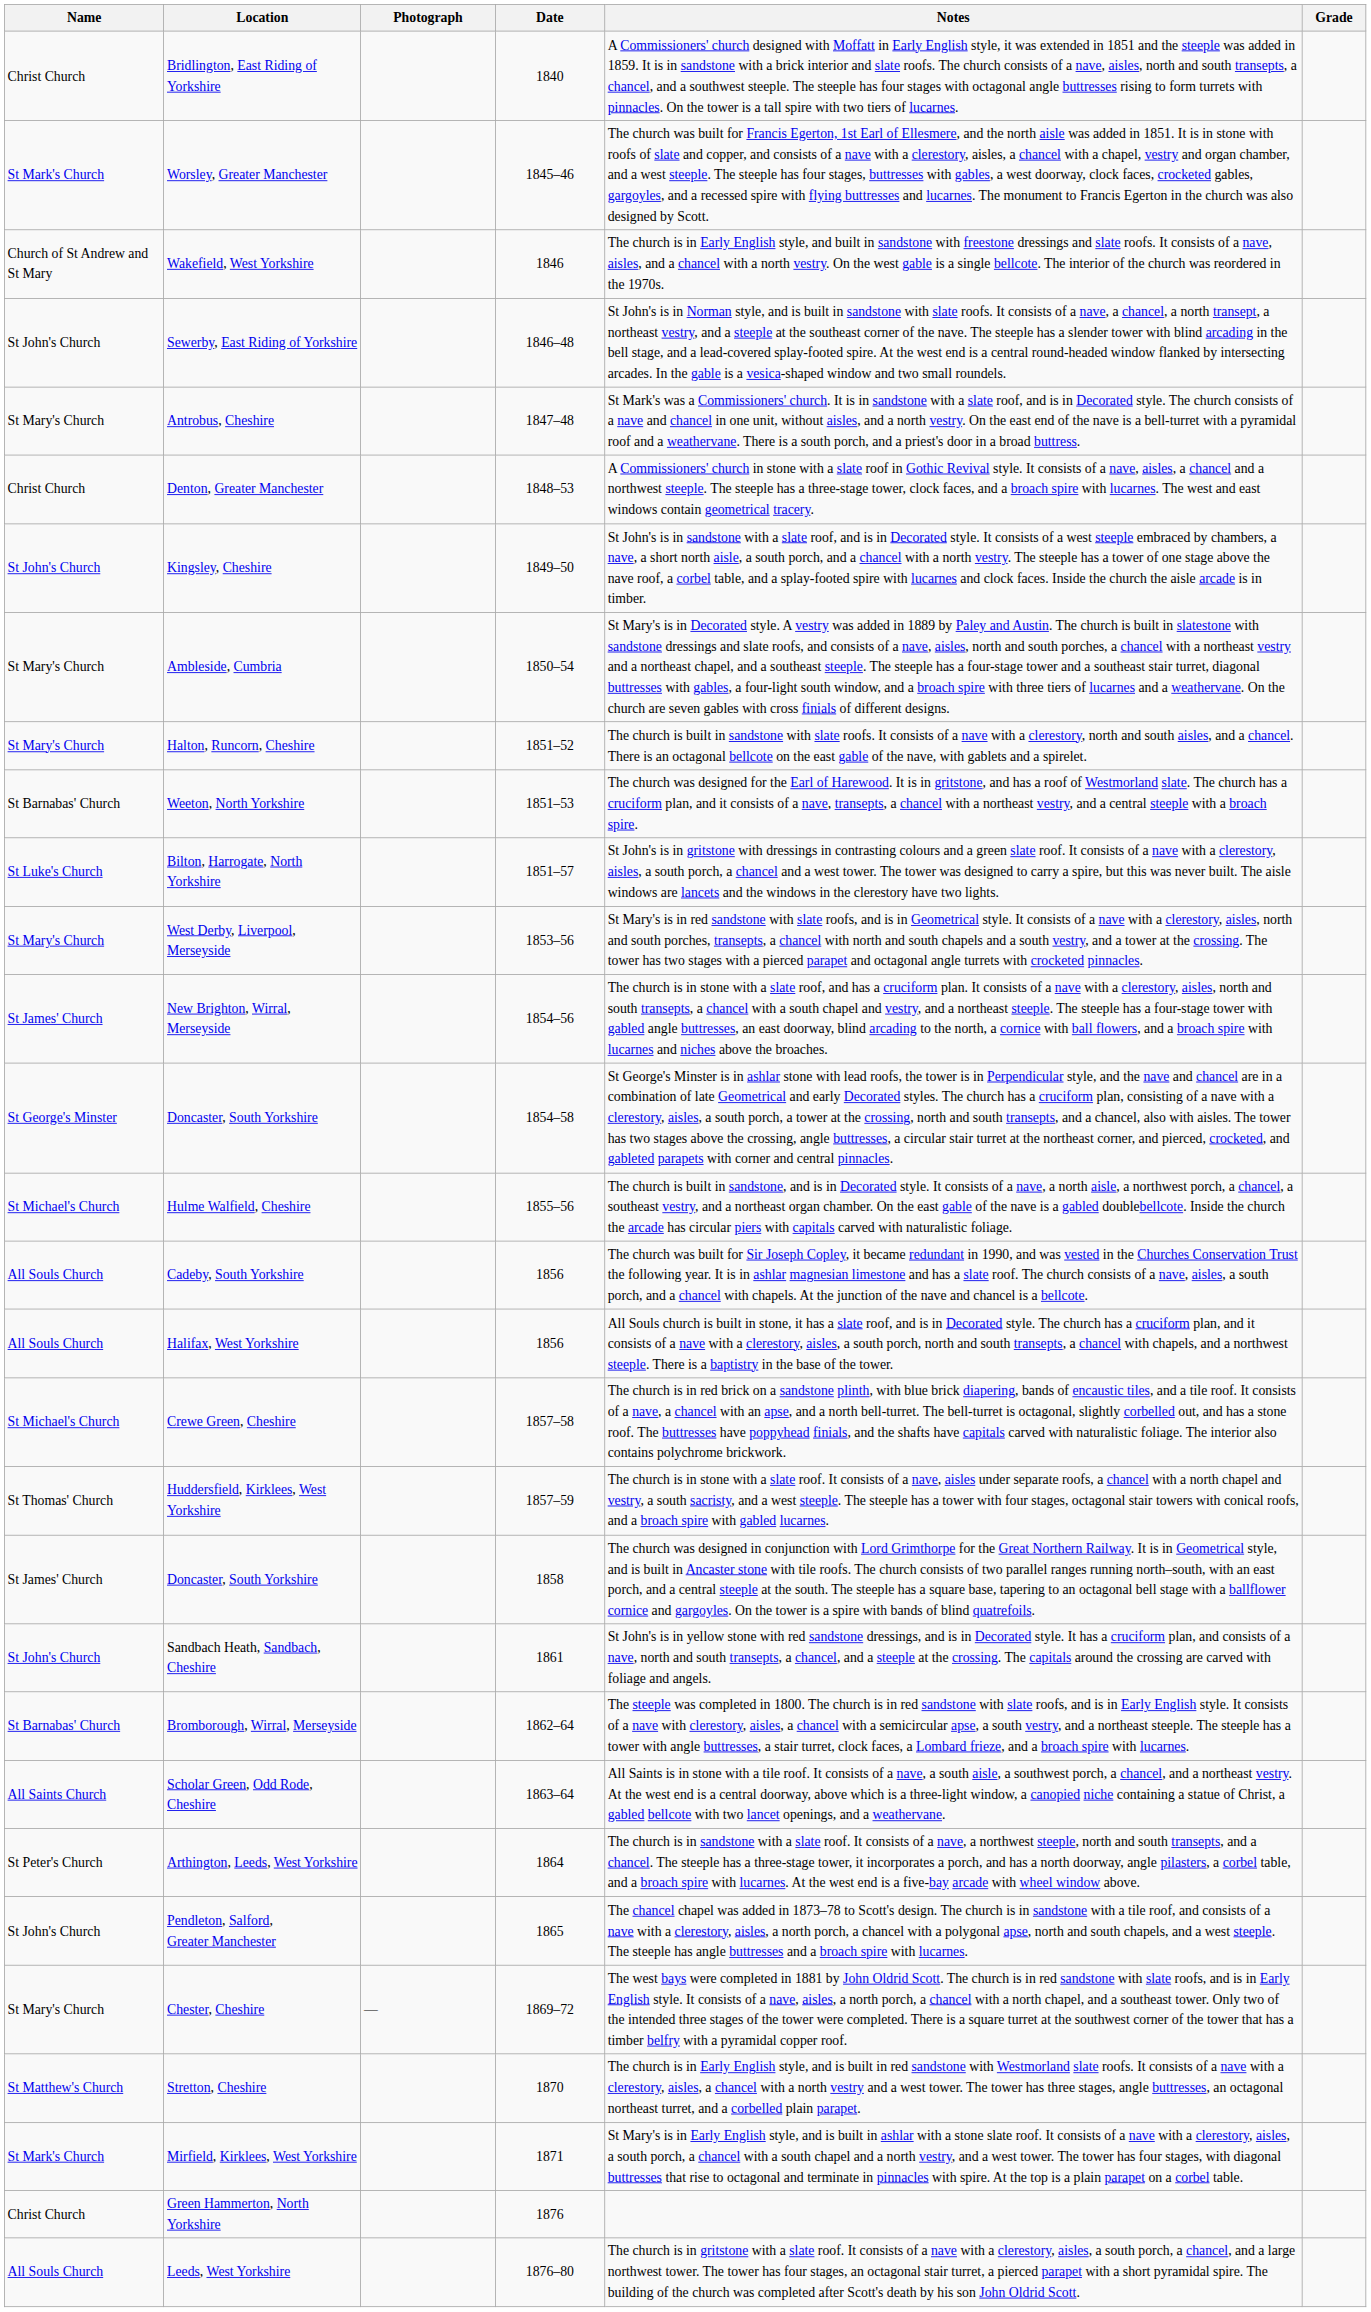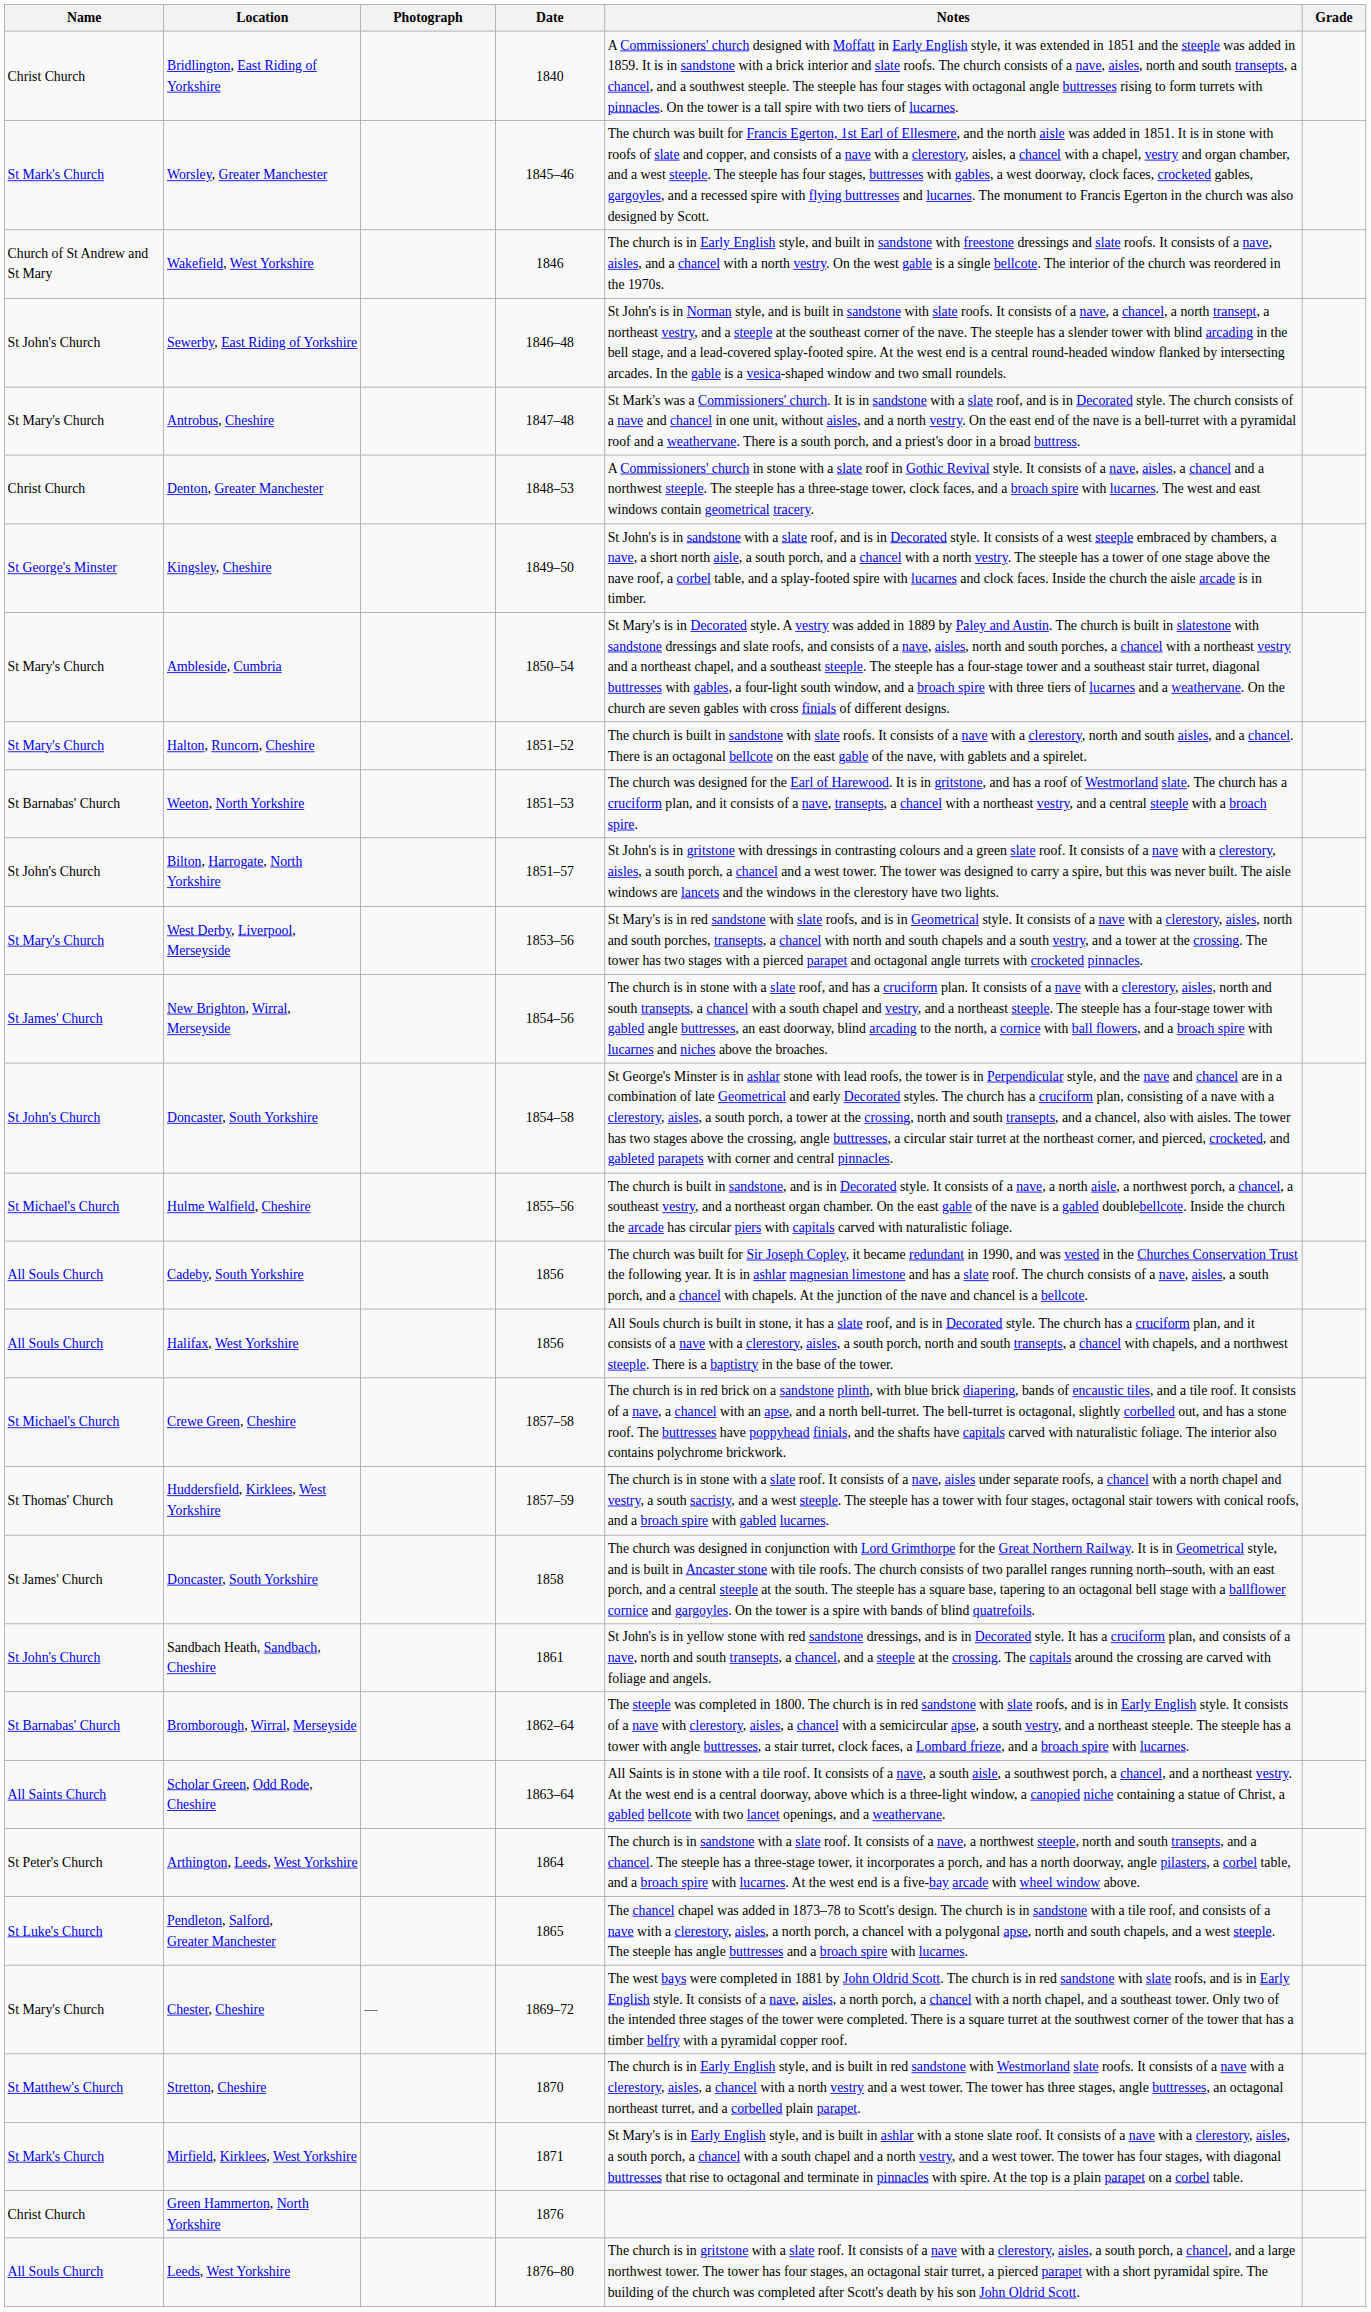(54, 568) St John's Church -> (62, 568) St George's Minster
(55, 872) St Luke's Church -> (54, 872) St John's Church
(62, 1118) St George's Minster -> (54, 1118) St John's Church
(54, 1930) St John's Church -> (55, 1930) St Luke's Church
